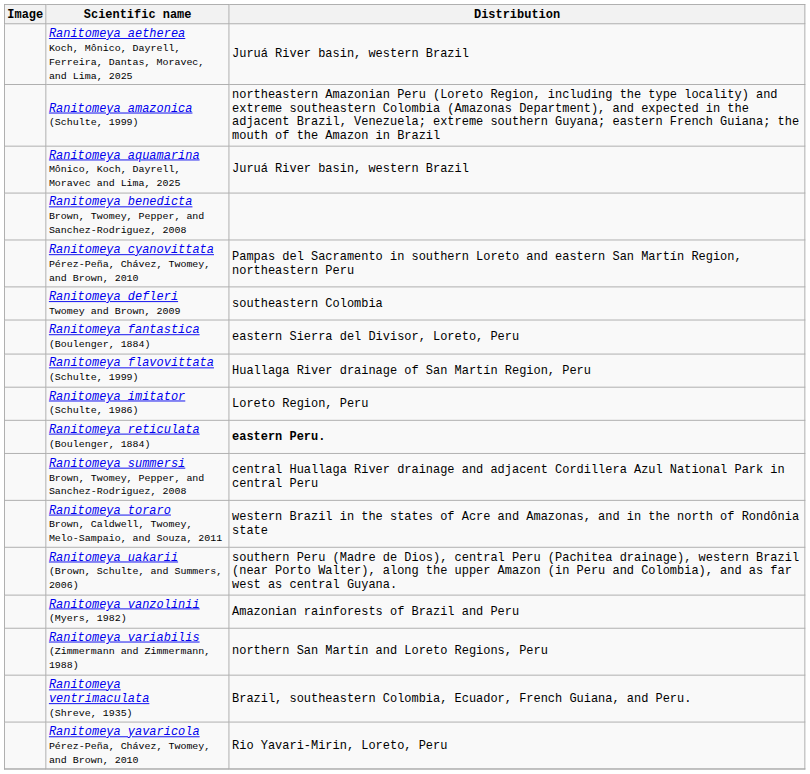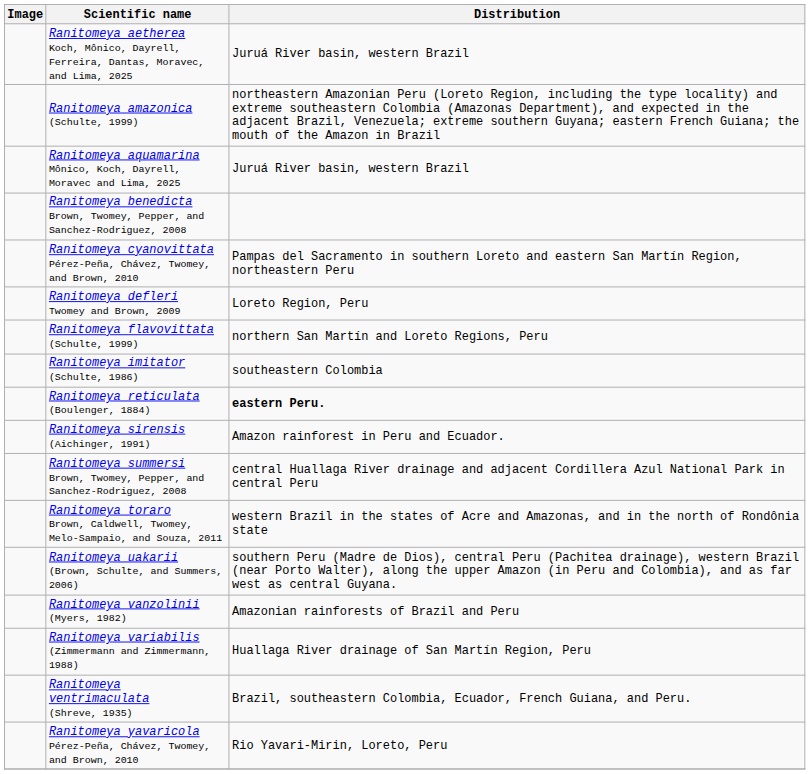(307, 304) southeastern Colombia -> (300, 304) Loreto Region, Peru
- row: (124, 336)
(411, 370) Huallaga River drainage of San Martín Region, Peru -> (390, 337) northern San Martín and Loreto Regions, Peru
(300, 404) Loreto Region, Peru -> (307, 370) southeastern Colombia
+ row: (117, 436)
(390, 652) northern San Martín and Loreto Regions, Peru -> (411, 652) Huallaga River drainage of San Martín Region, Peru
